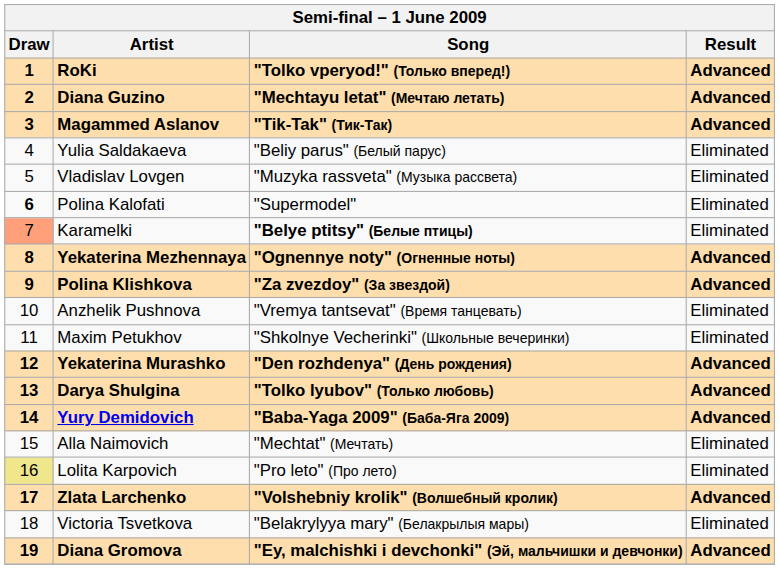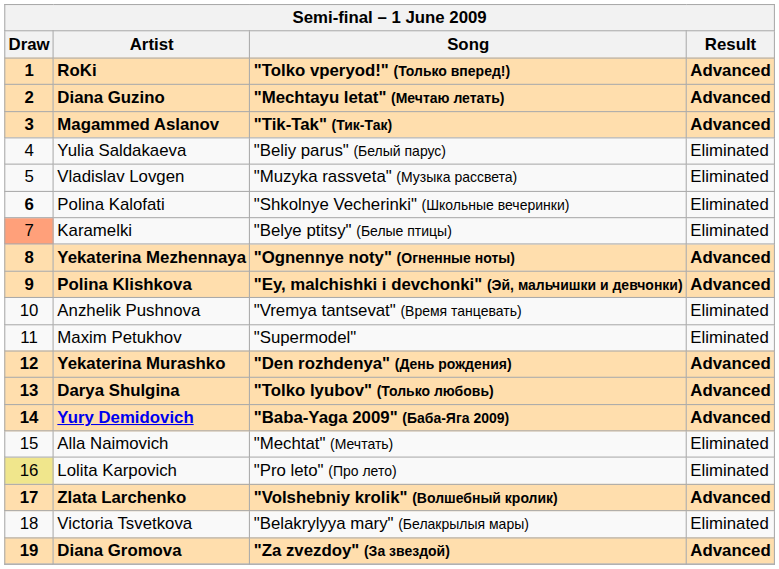(305, 204) "Supermodel" -> (412, 204) "Shkolnye Vecherinki" (Школьные вечеринки)
(363, 230) bold -> (353, 230) normal
(352, 284) "Za zvezdoy" (За звездой) -> (468, 284) "Ey, malchishki i devchonki" (Эй, мальчишки и девчонки)
(412, 337) "Shkolnye Vecherinki" (Школьные вечеринки) -> (305, 337) "Supermodel"
(468, 550) "Ey, malchishki i devchonki" (Эй, мальчишки и девчонки) -> (352, 550) "Za zvezdoy" (За звездой)
